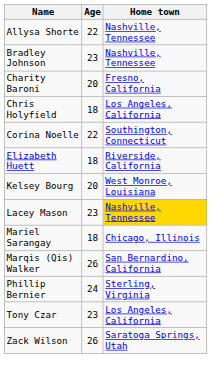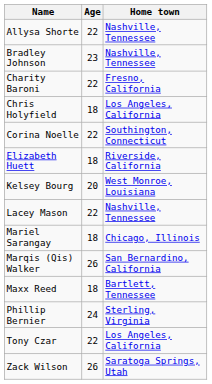(93, 84) 20 -> (93, 84) 22
(93, 212) 23 -> (93, 212) 22
(133, 212) gold background -> (133, 212) no background
+ row: (32, 289)
(93, 315) 23 -> (93, 341) 22
